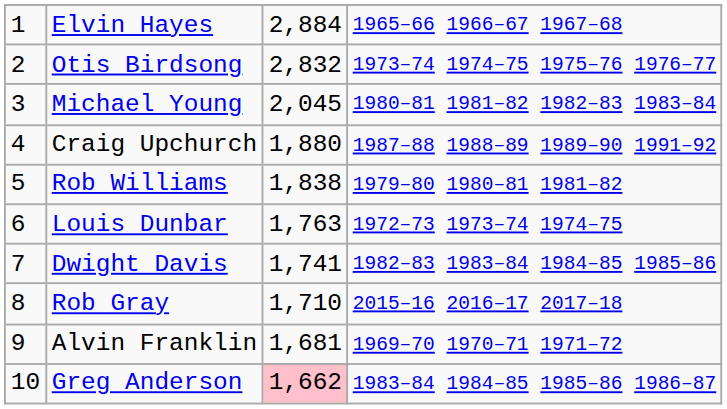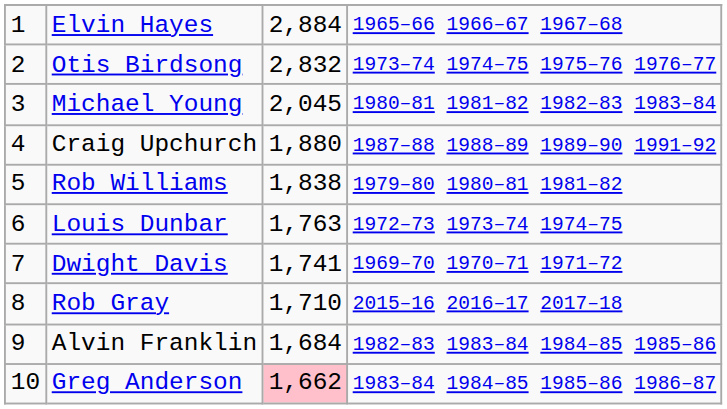(534, 264) 1982–83 1983–84 1984–85 1985–86 -> (488, 264) 1969–70 1970–71 1971–72
(305, 344) 1,681 -> (305, 344) 1,684
(488, 344) 1969–70 1970–71 1971–72 -> (534, 344) 1982–83 1983–84 1984–85 1985–86
